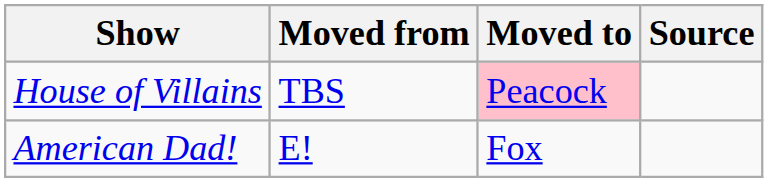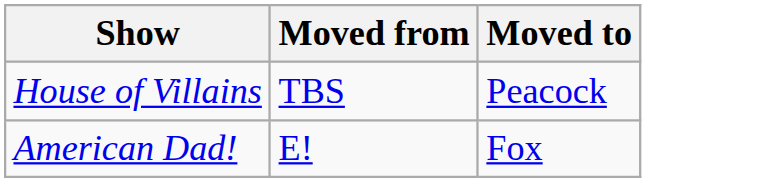- column: (702, 33)
(547, 90) pink background -> (547, 90) no background
